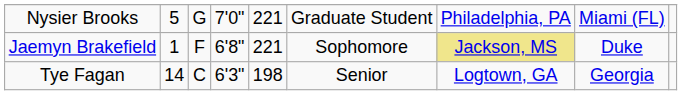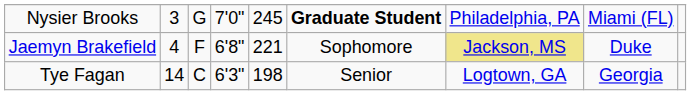(174, 18) 5 -> (174, 18) 3
(268, 18) 221 -> (268, 18) 245
(362, 18) normal -> (366, 18) bold
(174, 47) 1 -> (174, 47) 4
